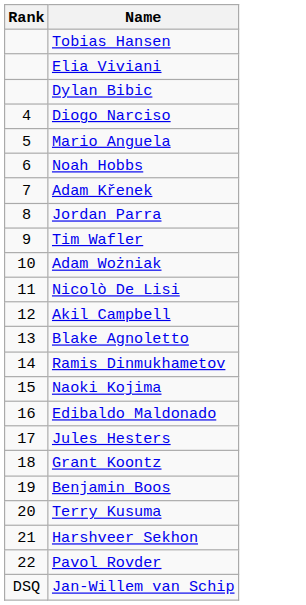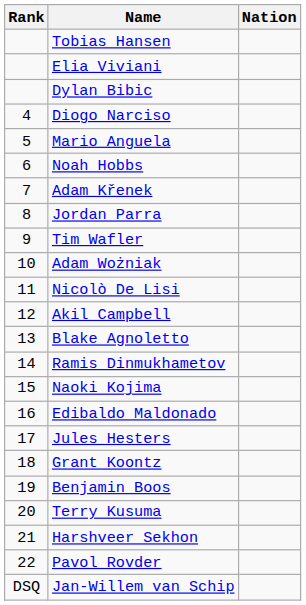+ column: (269, 17)
